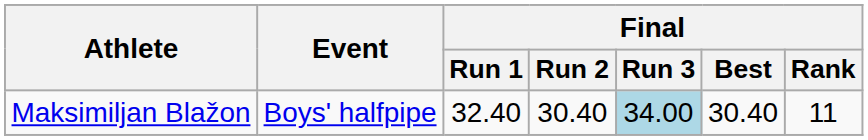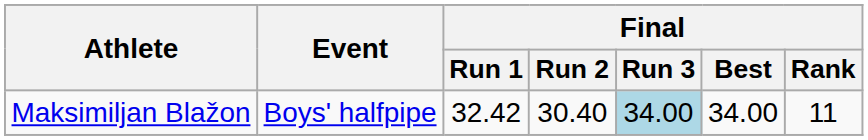(486, 113) 32.40 -> (486, 113) 32.42
(743, 113) 30.40 -> (743, 113) 34.00
